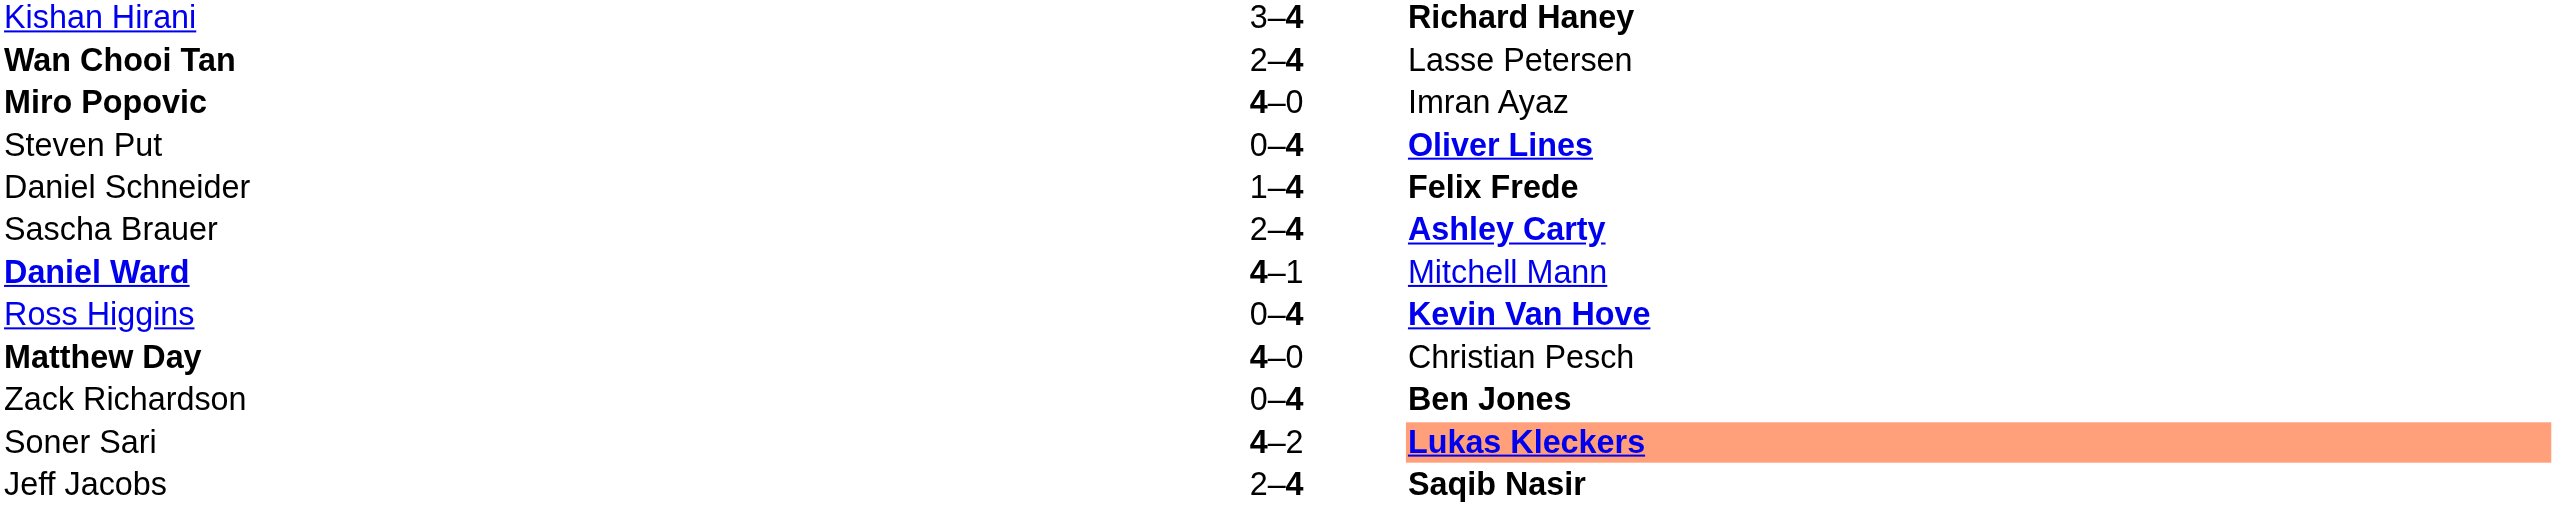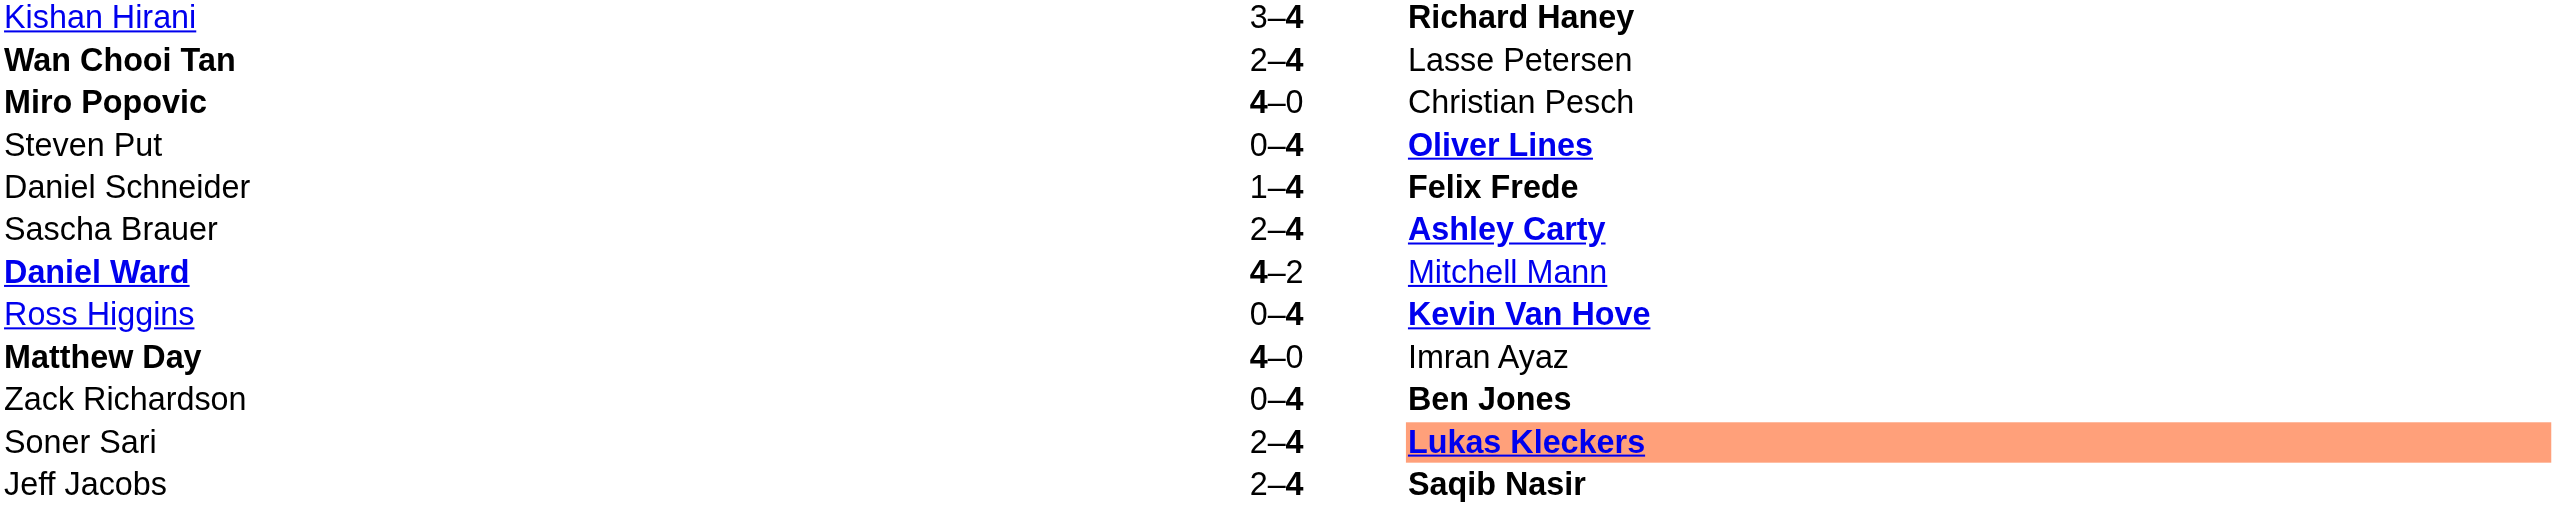(1488, 102) Imran Ayaz -> (1521, 102) Christian Pesch
(1277, 272) 4–1 -> (1277, 272) 4–2
(1521, 357) Christian Pesch -> (1488, 357) Imran Ayaz
(1277, 441) 4–2 -> (1277, 441) 2–4
